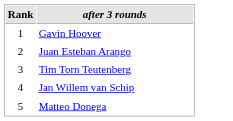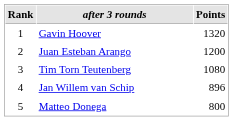+ column: (211, 14)
